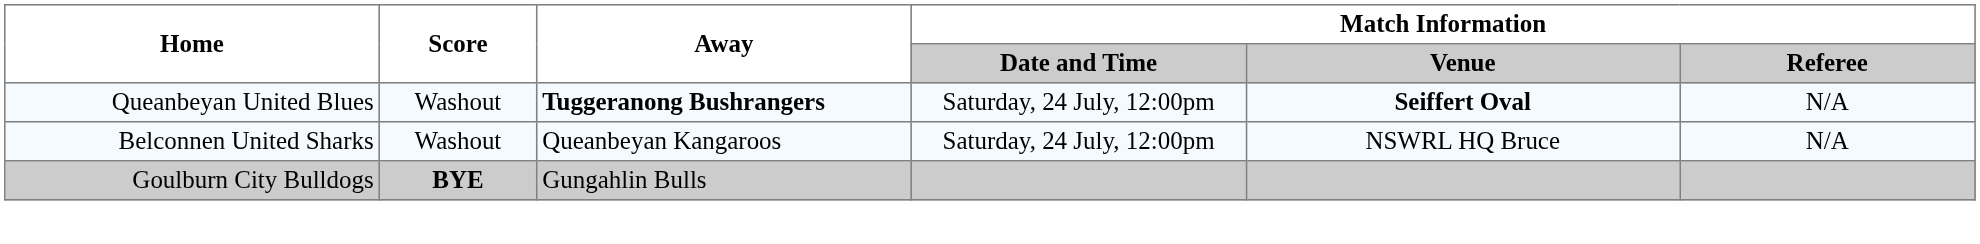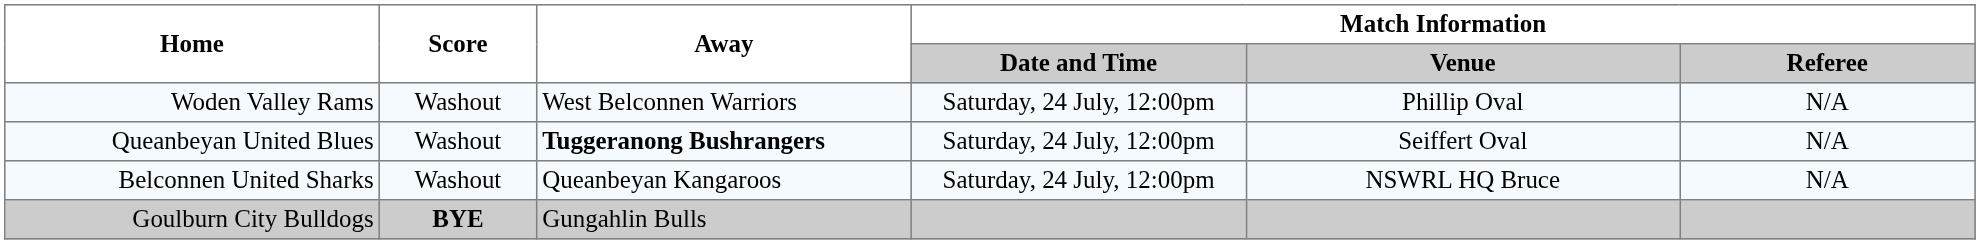+ row: (272, 101)
(1463, 101) bold -> (1463, 140) normal
